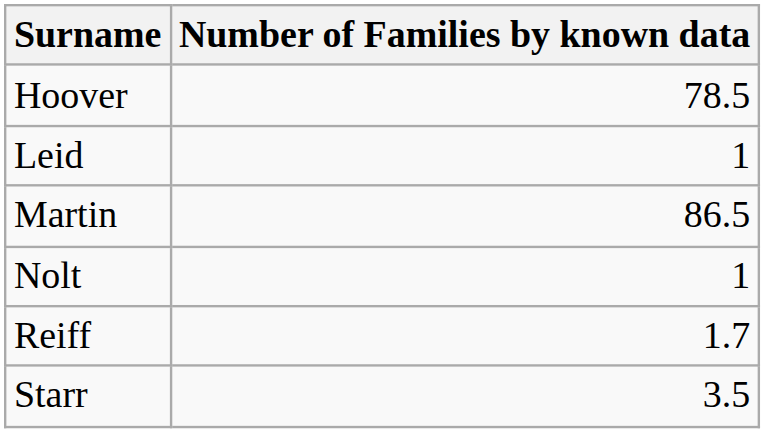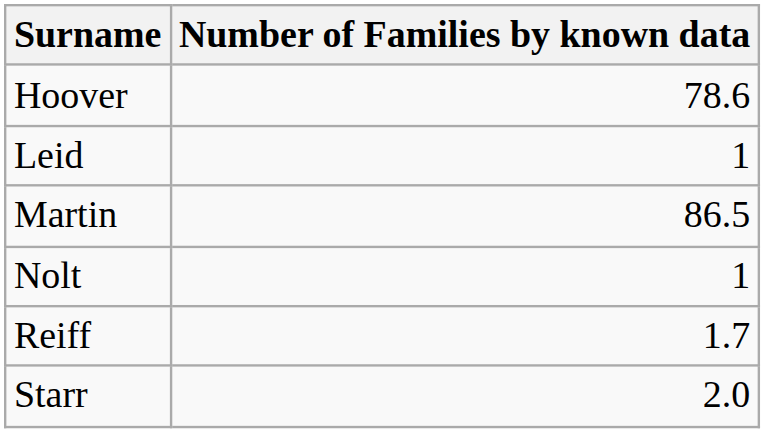(717, 94) 78.5 -> (717, 94) 78.6
(727, 395) 3.5 -> (727, 395) 2.0
